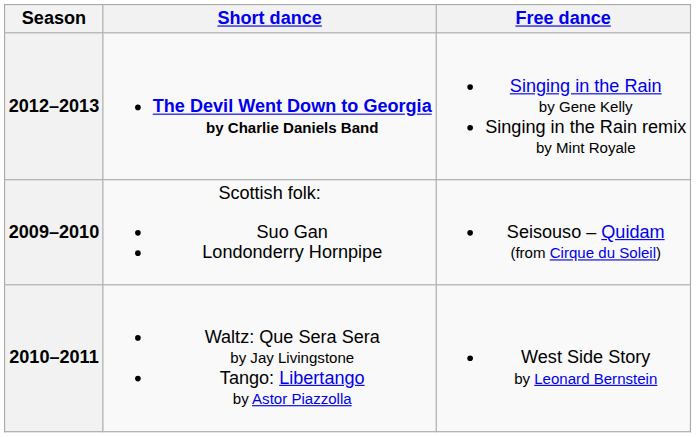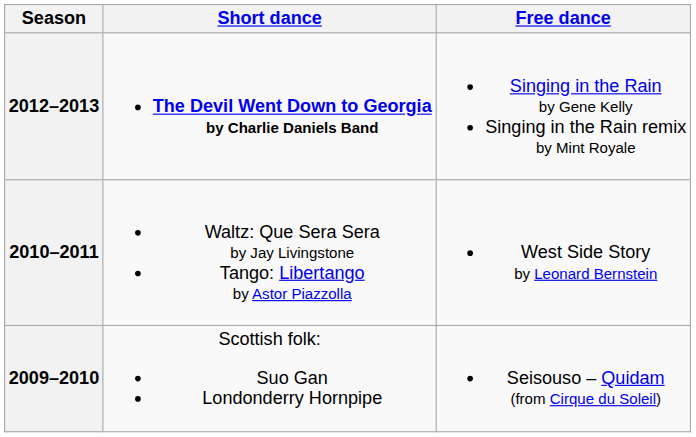rows swapped: (54, 357) <-> (54, 232)
